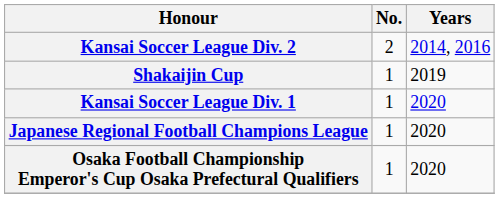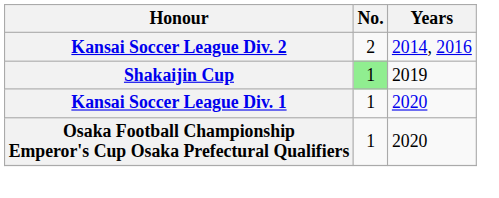(389, 74) no background -> (371, 74) lightgreen background
- row: (188, 131)
